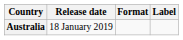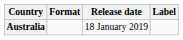columns swapped: (81, 12) <-> (133, 12)
